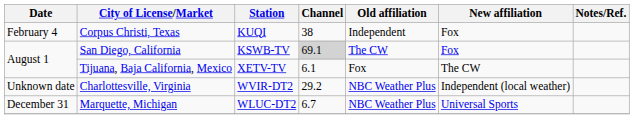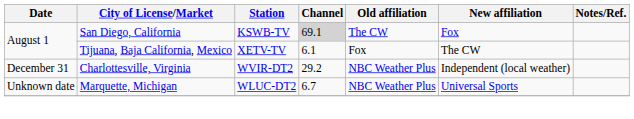- row: (130, 31)
(41, 86) Unknown date -> (38, 68) December 31
(38, 104) December 31 -> (41, 86) Unknown date
